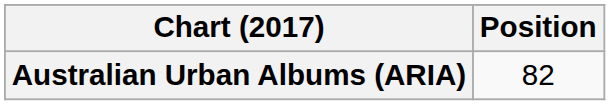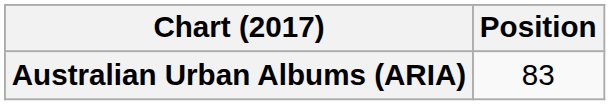(538, 74) 82 -> (538, 74) 83
